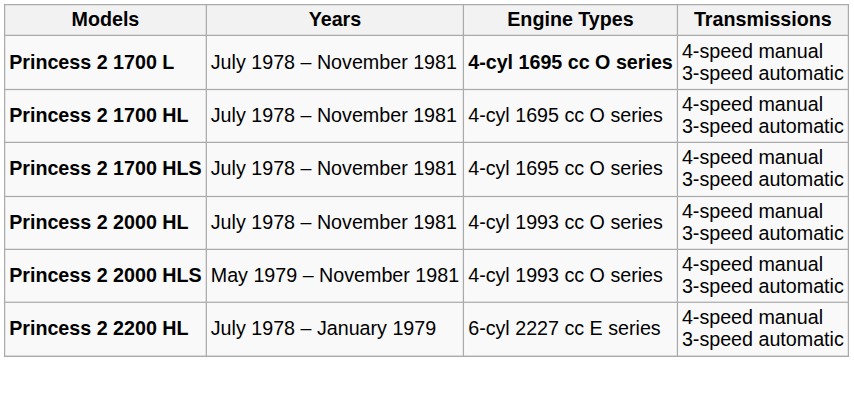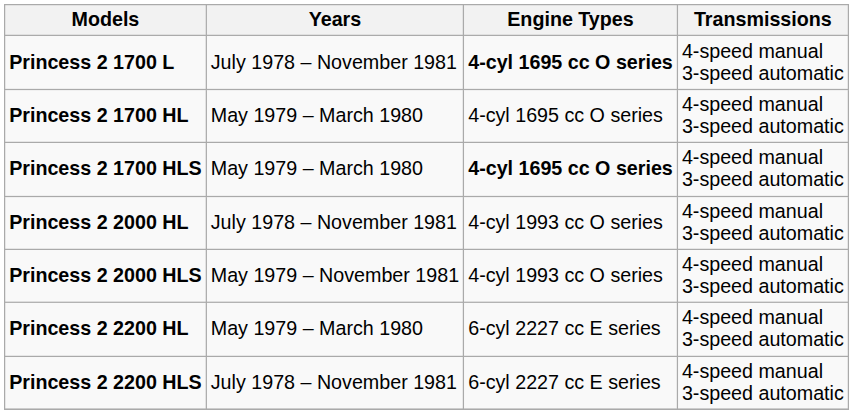(334, 115) July 1978 – November 1981 -> (317, 115) May 1979 – March 1980
(334, 169) July 1978 – November 1981 -> (317, 169) May 1979 – March 1980
(566, 169) normal -> (571, 169) bold
(323, 329) July 1978 – January 1979 -> (317, 329) May 1979 – March 1980
+ row: (105, 382)
